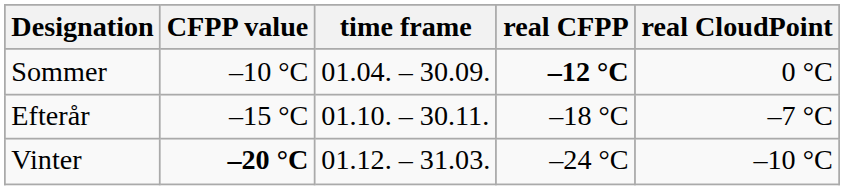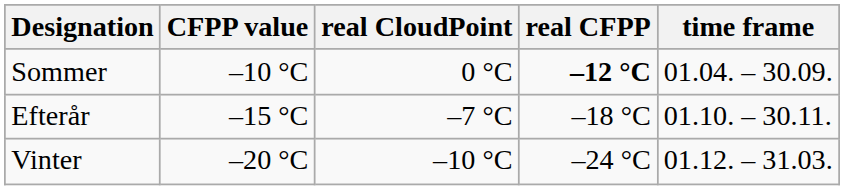columns swapped: (406, 26) <-> (737, 26)
(268, 160) bold -> (269, 160) normal
